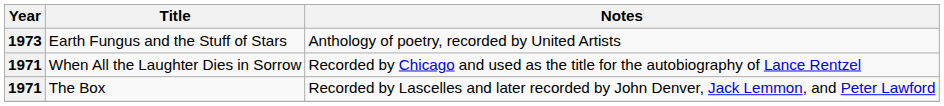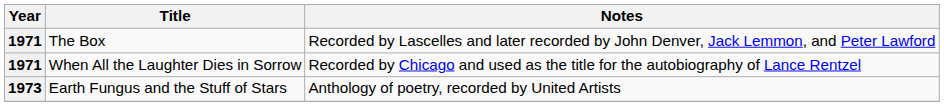rows swapped: (77, 88) <-> (168, 40)
